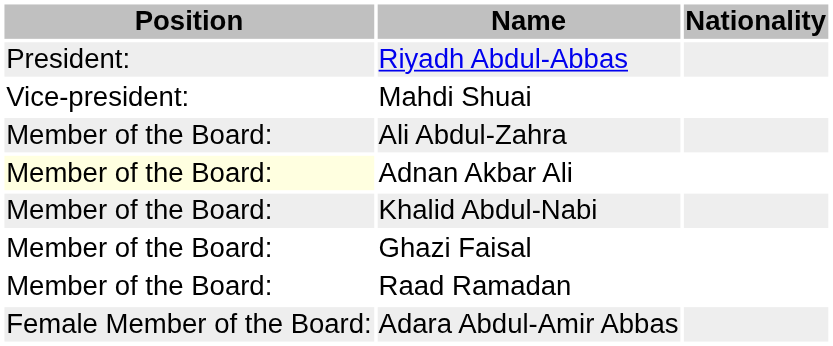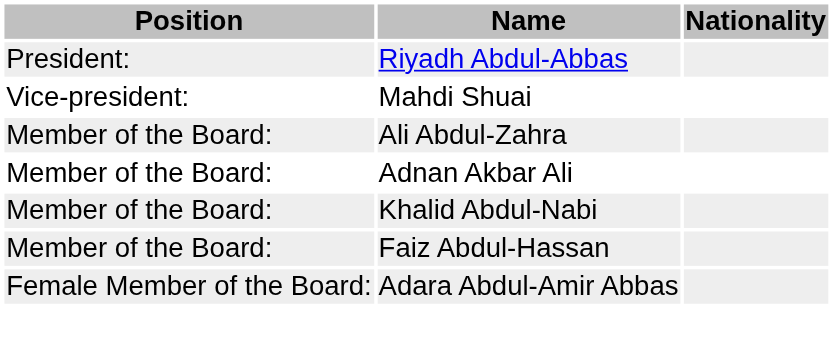(139, 172) lightyellow background -> (139, 172) no background
- row: (455, 248)
+ row: (494, 248)
- row: (475, 286)
